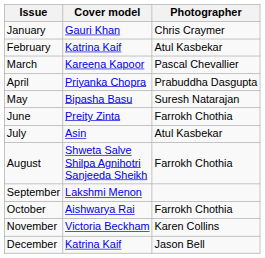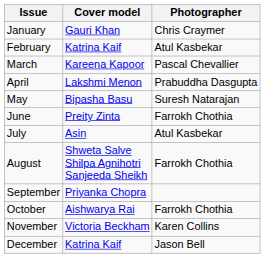(106, 82) Priyanka Chopra -> (103, 82) Lakshmi Menon
(103, 192) Lakshmi Menon -> (106, 192) Priyanka Chopra
